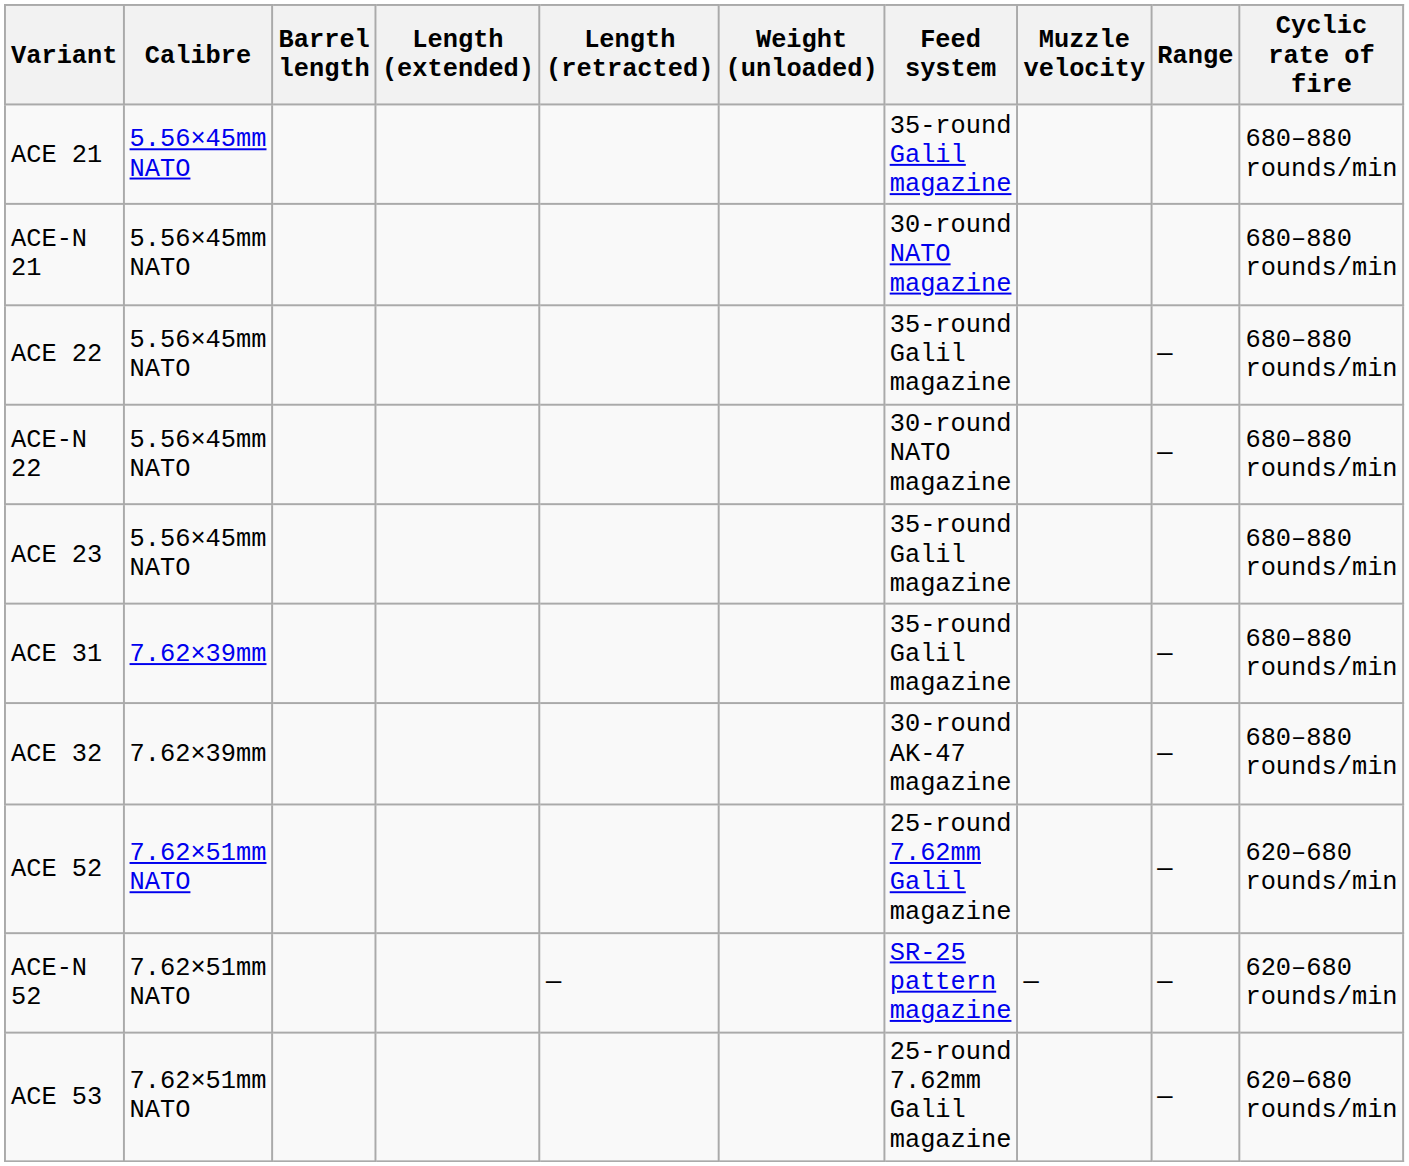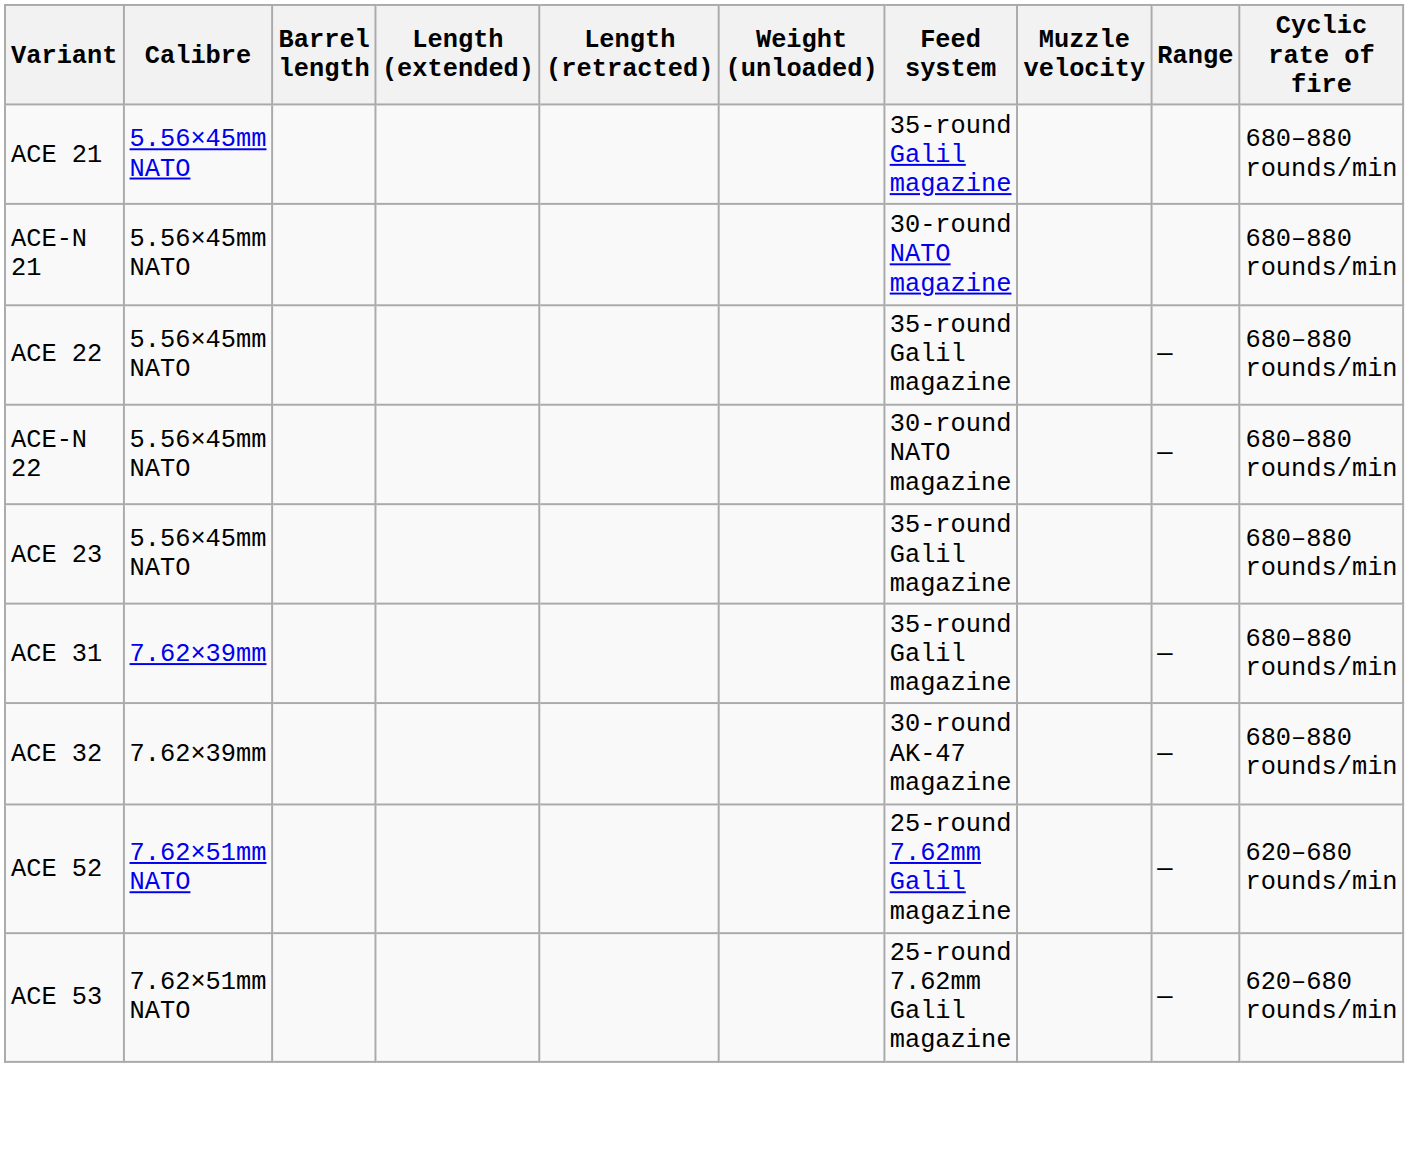- row: (49, 982)
